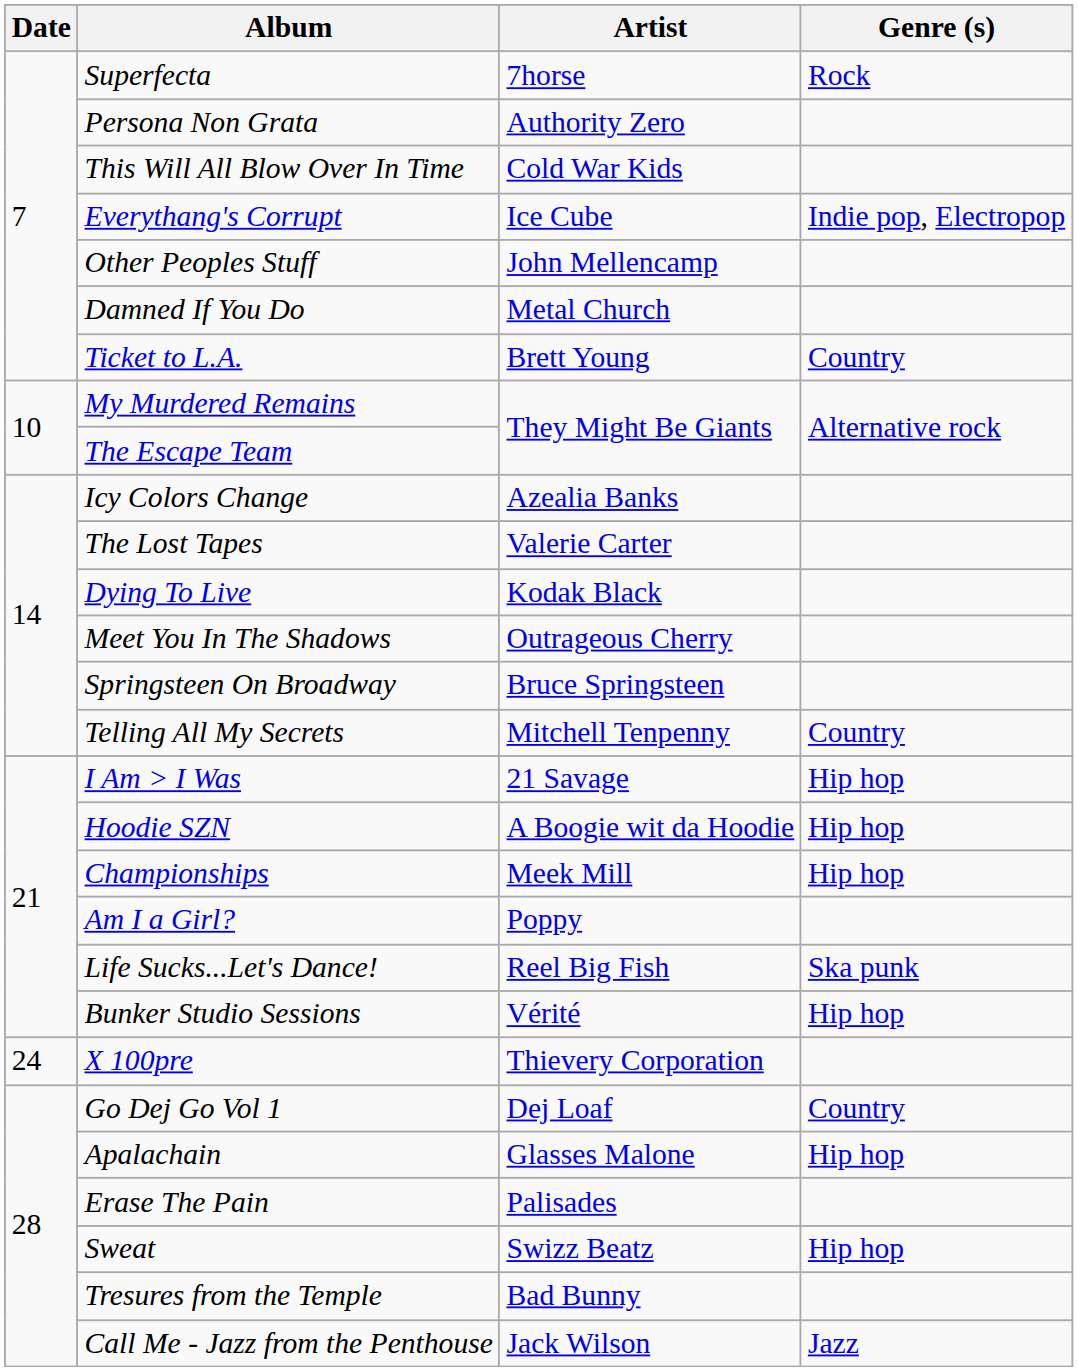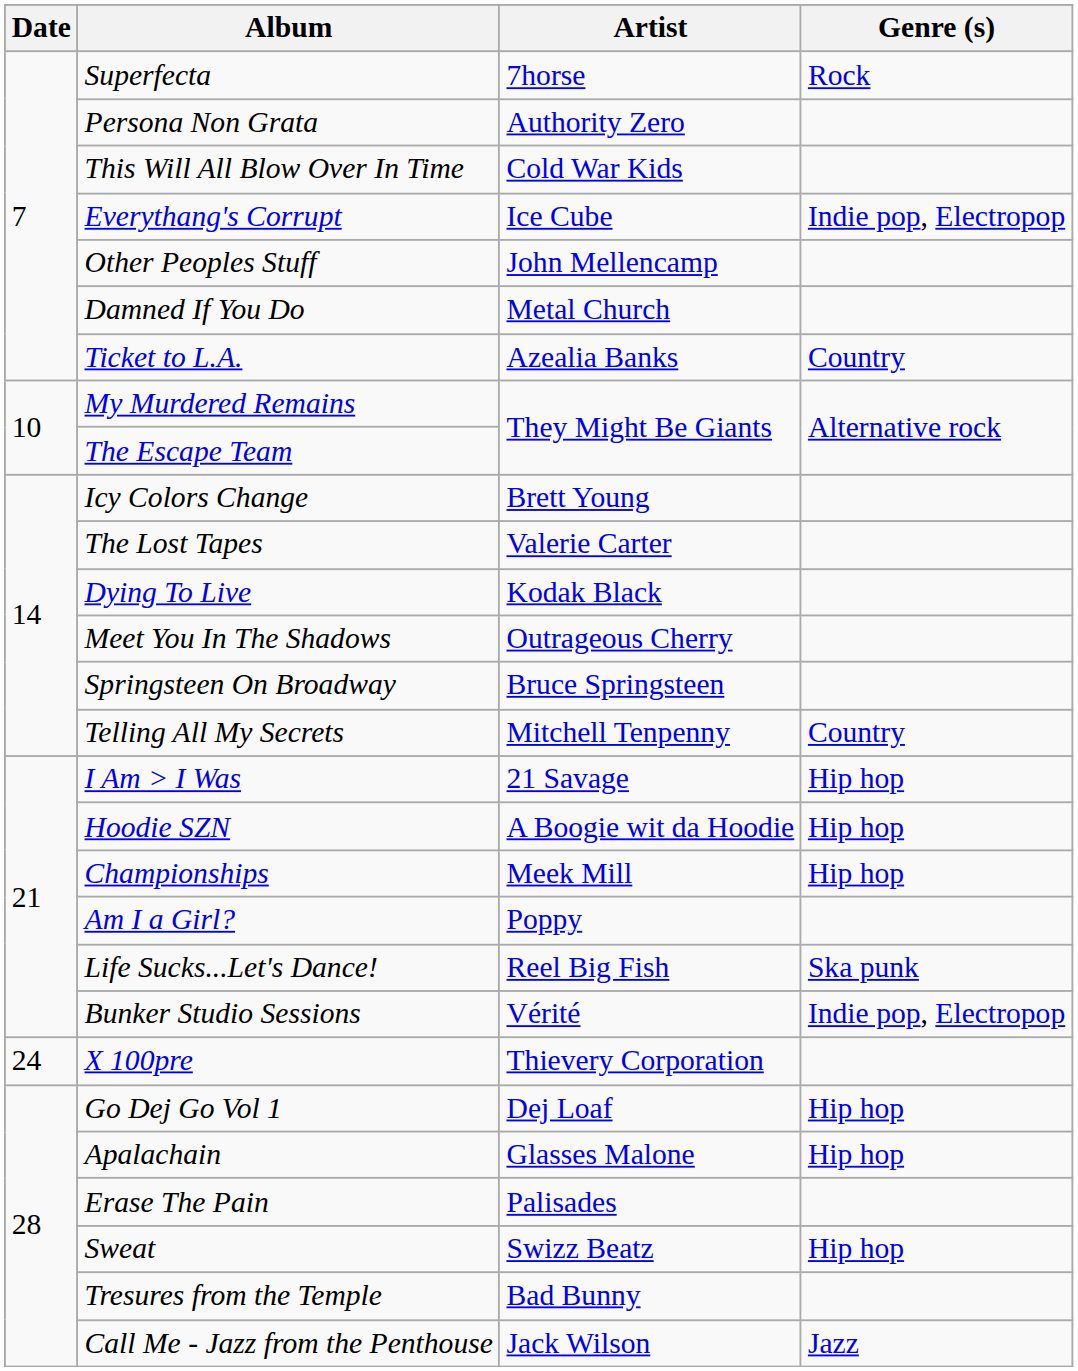(578, 356) Brett Young -> (592, 356) Azealia Banks
(592, 497) Azealia Banks -> (578, 497) Brett Young
(856, 1013) Hip hop -> (937, 1013) Indie pop, Electropop
(856, 1107) Country -> (856, 1107) Hip hop
